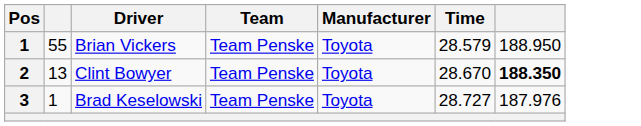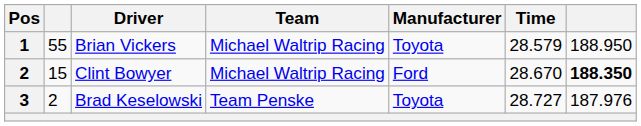(262, 46) Team Penske -> (297, 46) Michael Waltrip Racing
(58, 73) 13 -> (58, 73) 15
(262, 73) Team Penske -> (297, 73) Michael Waltrip Racing
(347, 73) Toyota -> (410, 73) Ford
(53, 100) 1 -> (53, 100) 2
